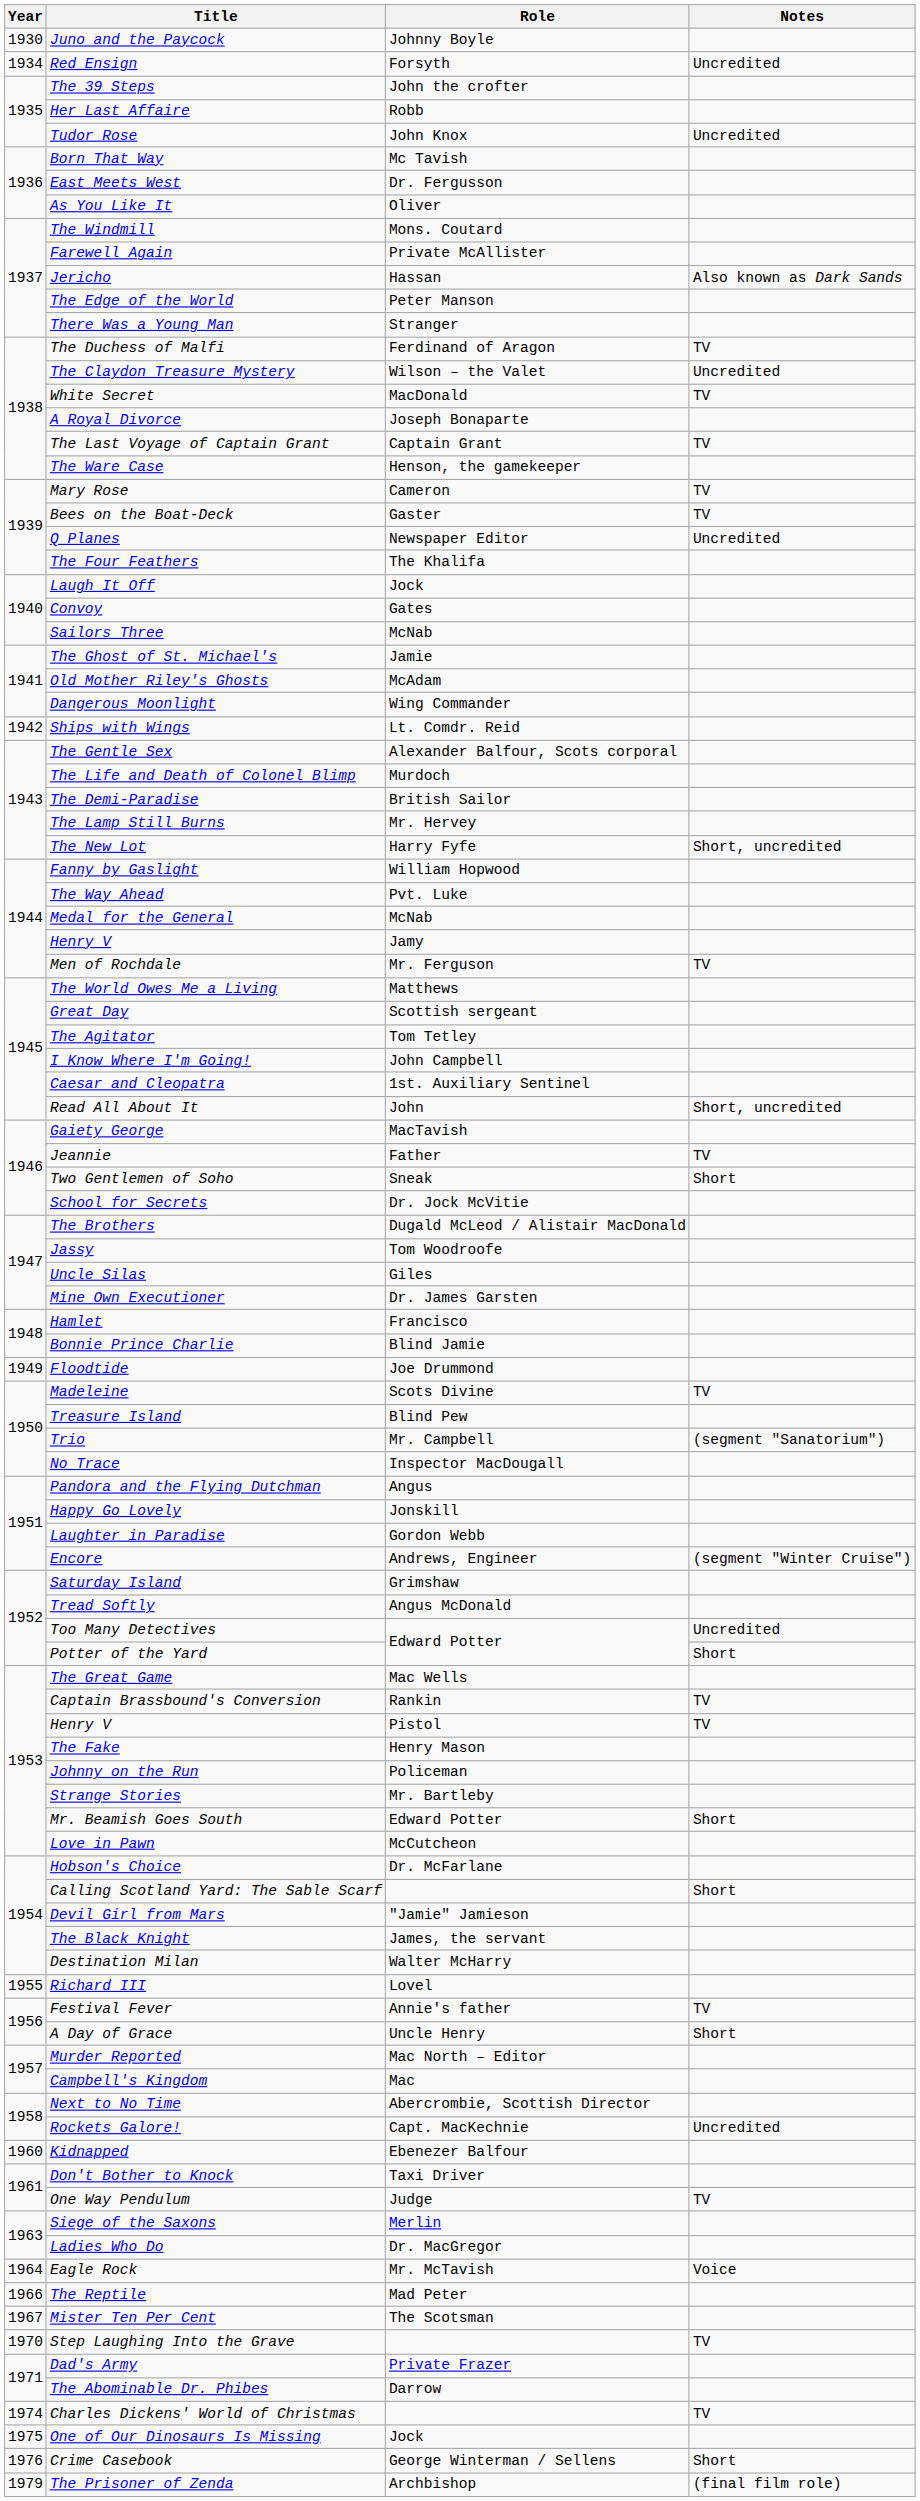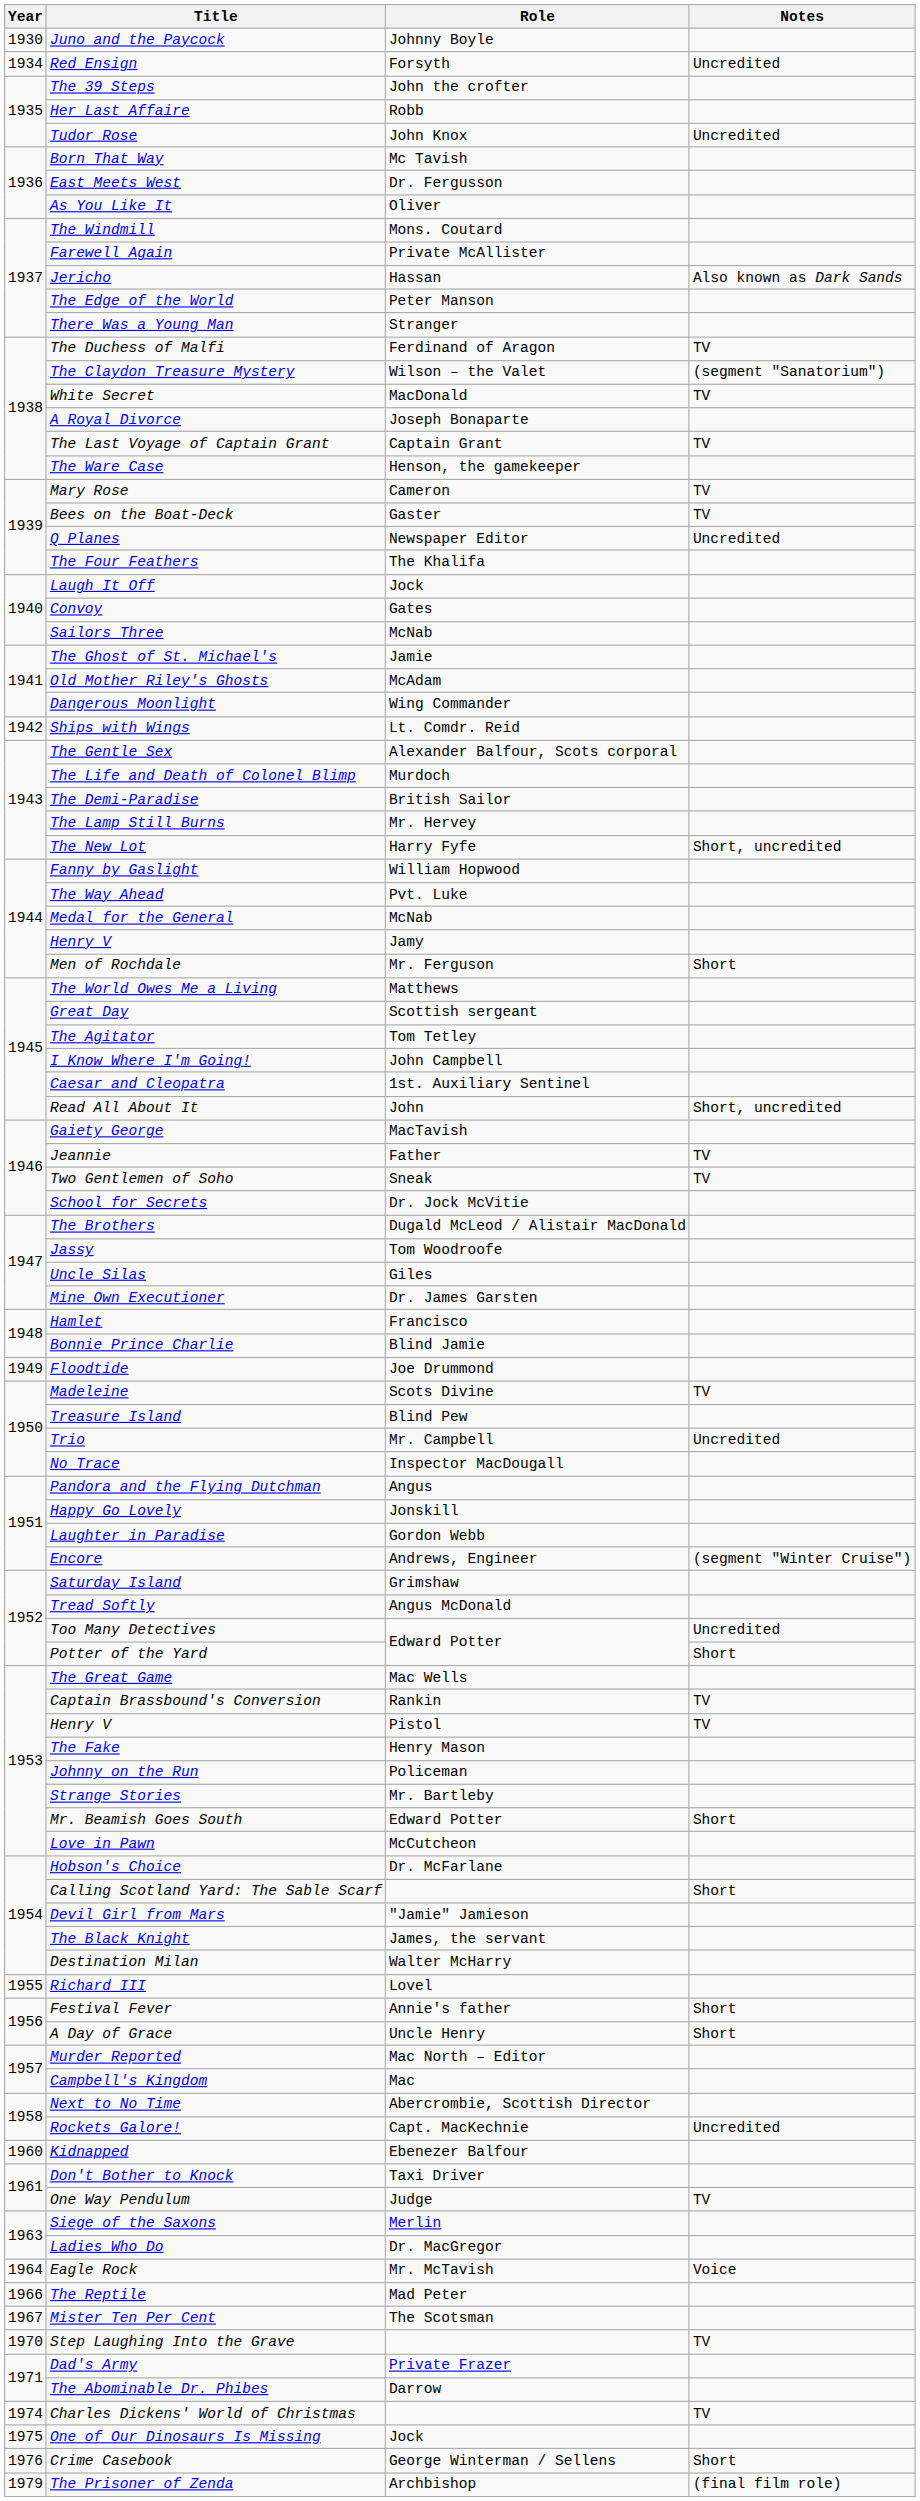(737, 372) Uncredited -> (789, 372) (segment "Sanatorium")
(702, 966) TV -> (715, 966) Short
(715, 1179) Short -> (702, 1179) TV
(789, 1440) (segment "Sanatorium") -> (737, 1440) Uncredited
(702, 2010) TV -> (715, 2010) Short
